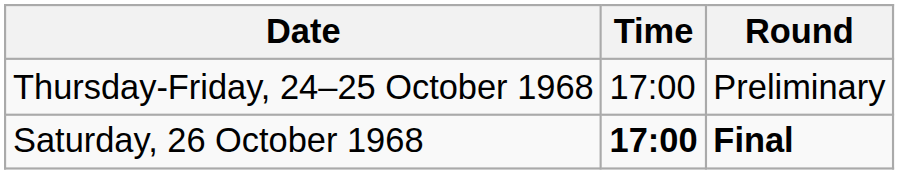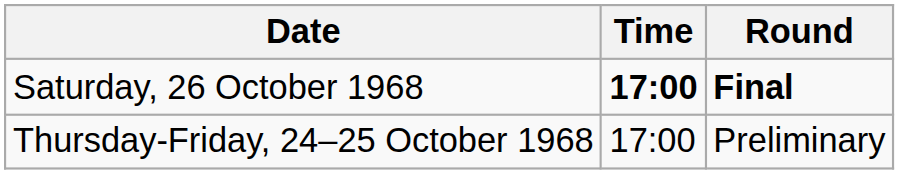rows swapped: (303, 86) <-> (218, 140)
